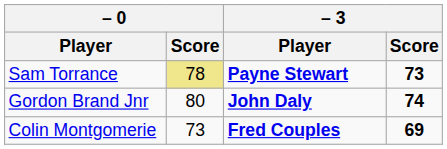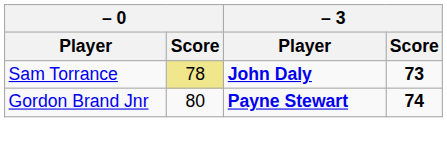(288, 74) Payne Stewart -> (270, 74) John Daly
(270, 102) John Daly -> (288, 102) Payne Stewart
- row: (82, 130)
